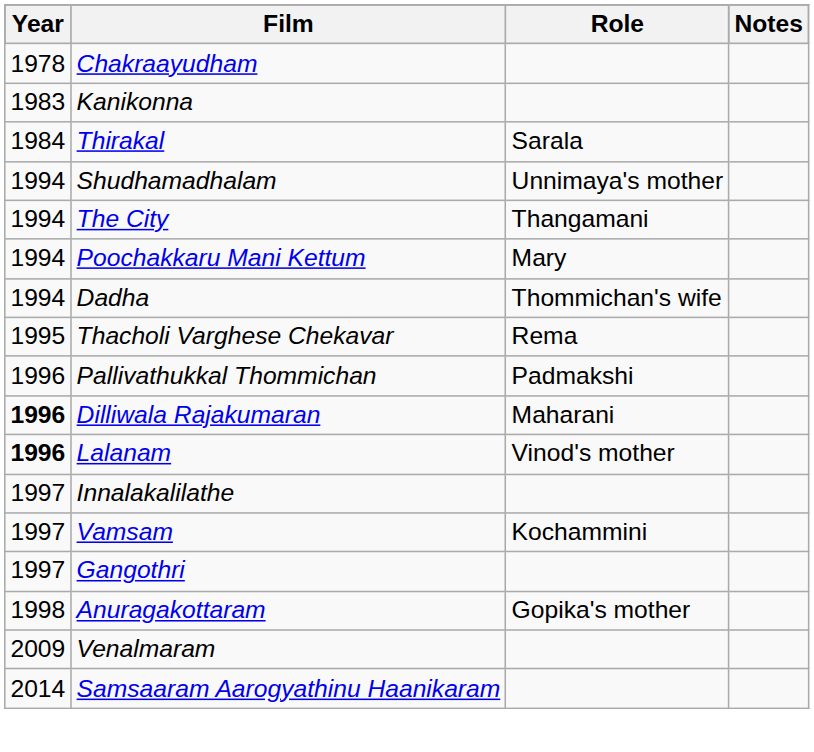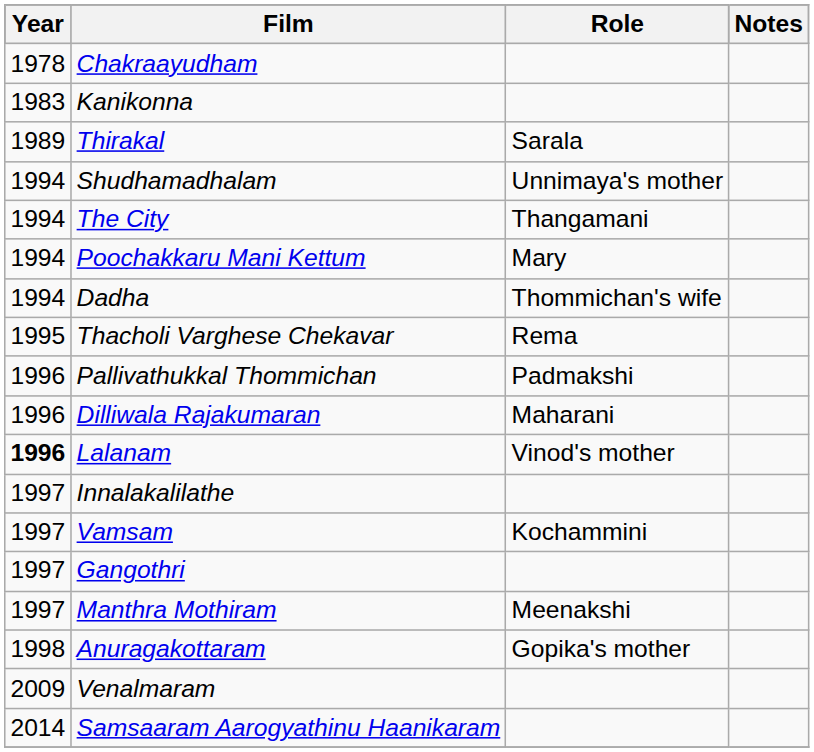(38, 141) 1984 -> (38, 141) 1989
(38, 414) bold -> (38, 414) normal
+ row: (177, 610)
